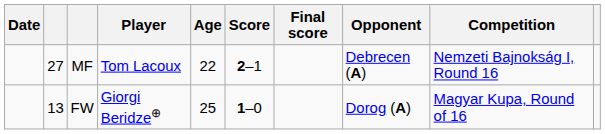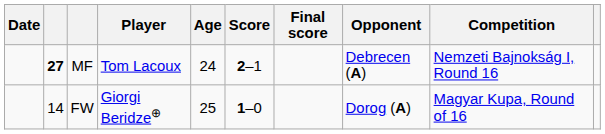(55, 65) normal -> (55, 65) bold
(208, 65) 22 -> (208, 65) 24
(55, 107) 13 -> (55, 107) 14
